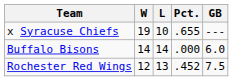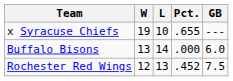(144, 49) 14 -> (144, 49) 13
